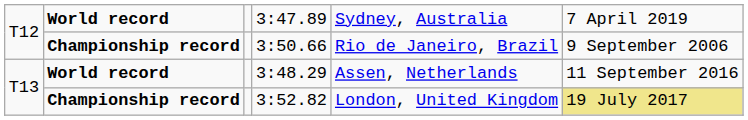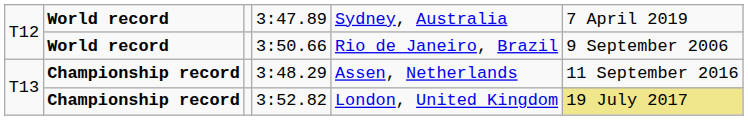(143, 46) Championship record -> (108, 46) World record
(108, 74) World record -> (143, 74) Championship record
